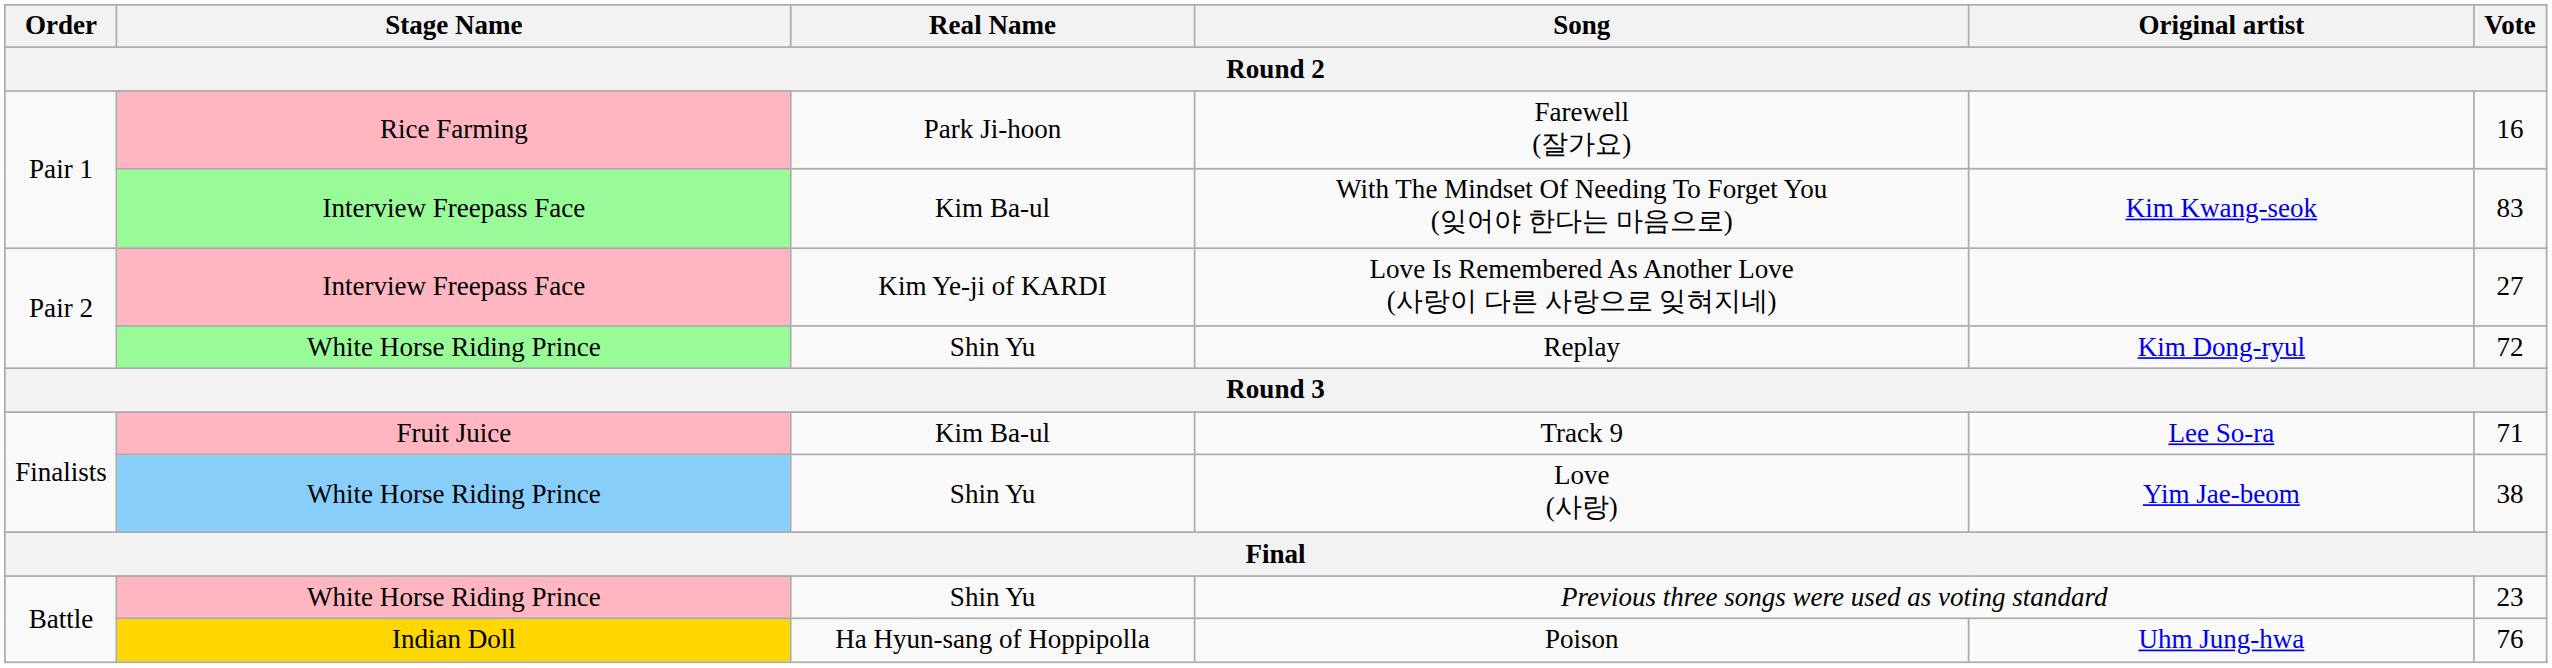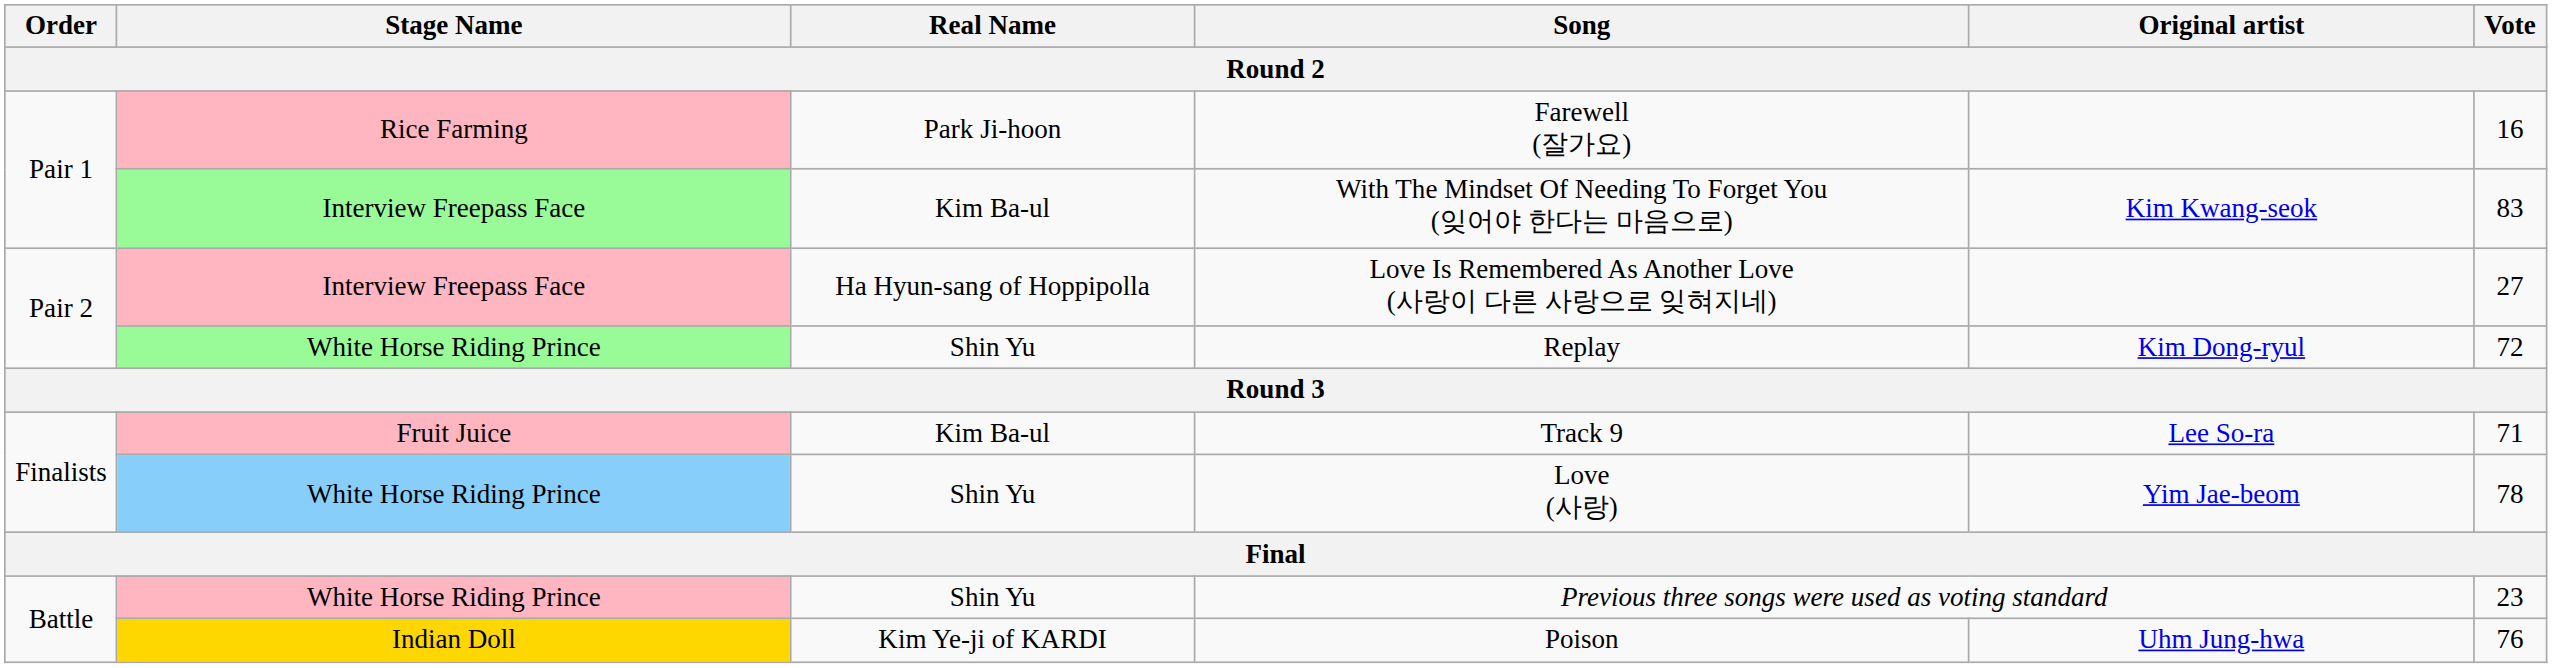(993, 286) Kim Ye-ji of KARDI -> (993, 286) Ha Hyun-sang of Hoppipolla
(2510, 493) 38 -> (2510, 493) 78
(993, 639) Ha Hyun-sang of Hoppipolla -> (993, 639) Kim Ye-ji of KARDI
